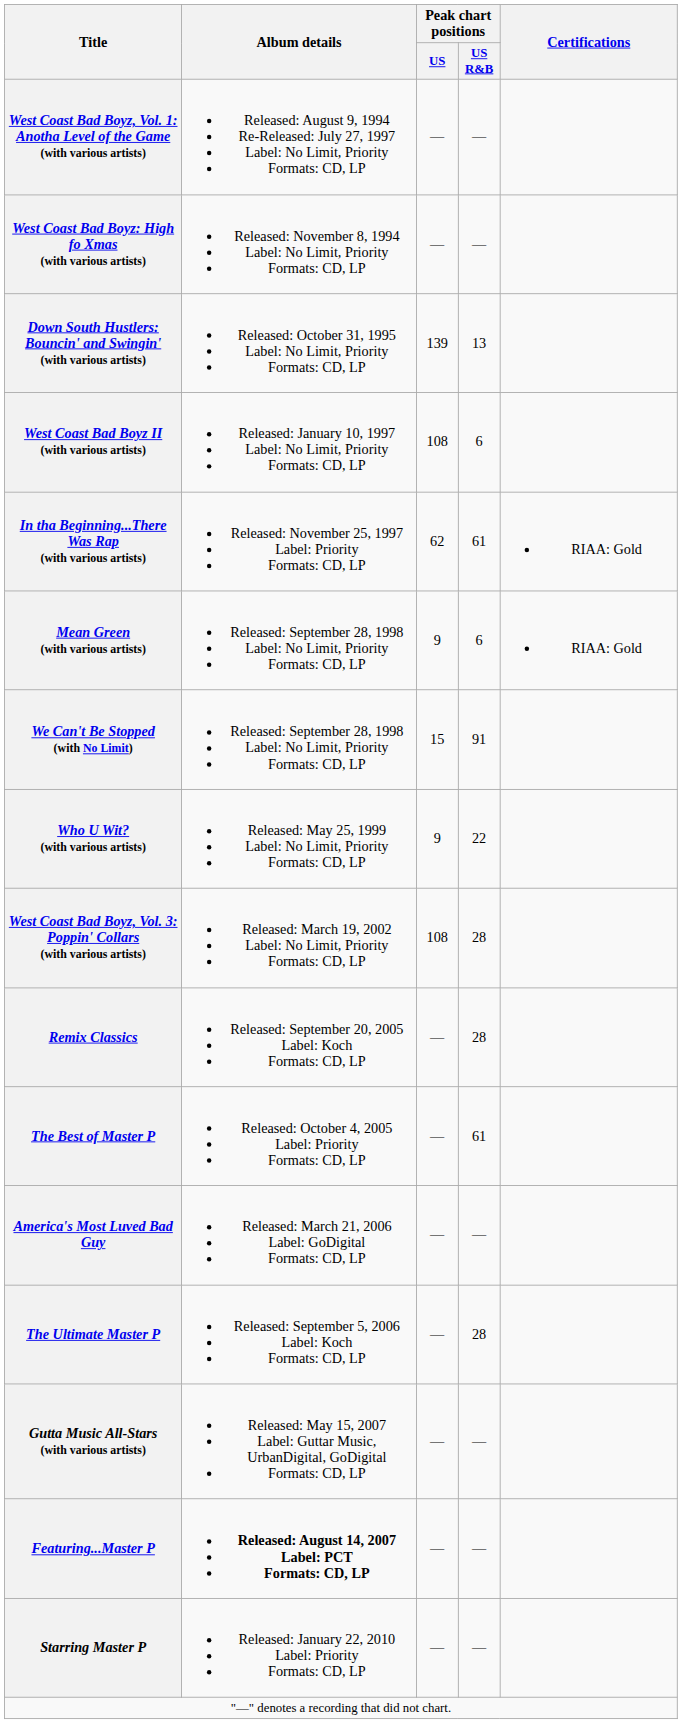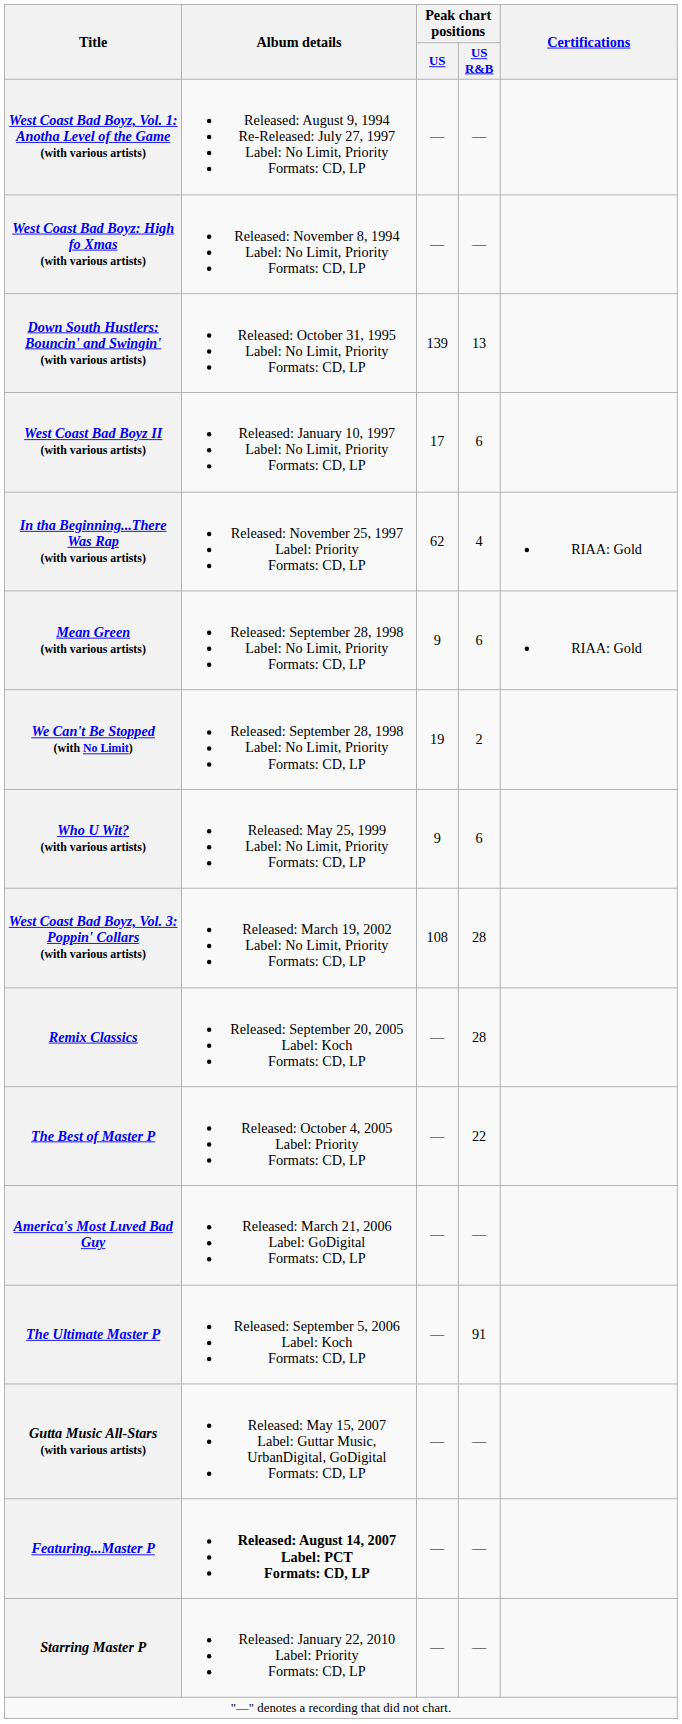(437, 442) 108 -> (437, 442) 17
(479, 541) 61 -> (479, 541) 4
(437, 739) 15 -> (437, 739) 19
(479, 739) 91 -> (479, 739) 2
(479, 838) 22 -> (479, 838) 6
(479, 1136) 61 -> (479, 1136) 22
(479, 1334) 28 -> (479, 1334) 91
